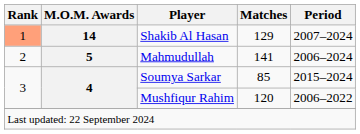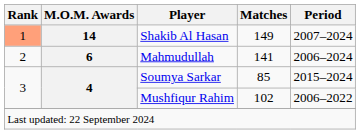(264, 35) 129 -> (264, 35) 149
(89, 56) 5 -> (89, 56) 6
(264, 98) 120 -> (264, 98) 102
